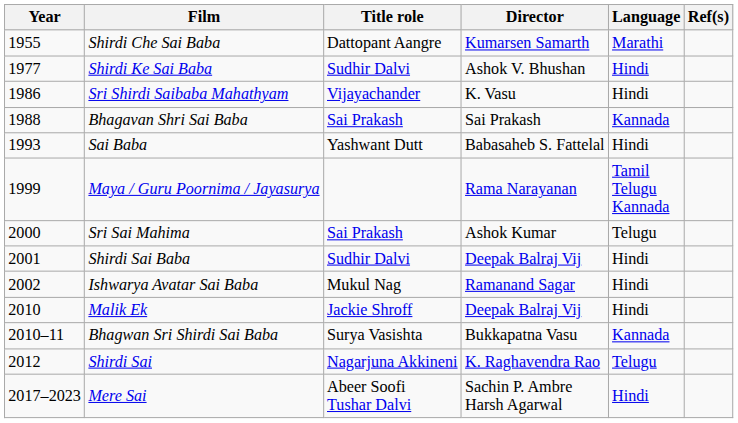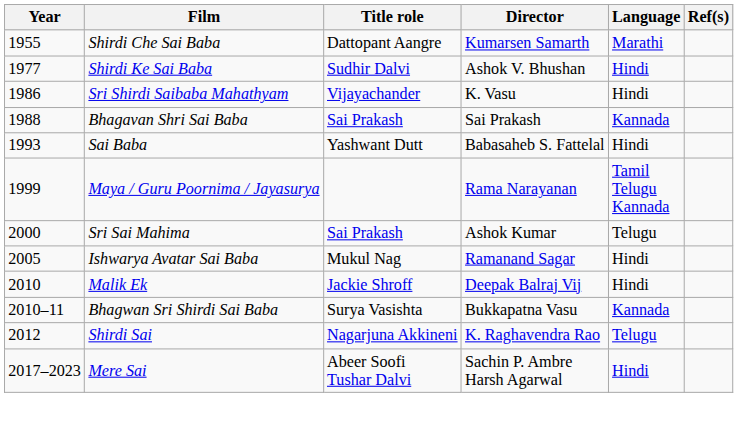- row: (139, 258)
(24, 284) 2002 -> (24, 258) 2005
